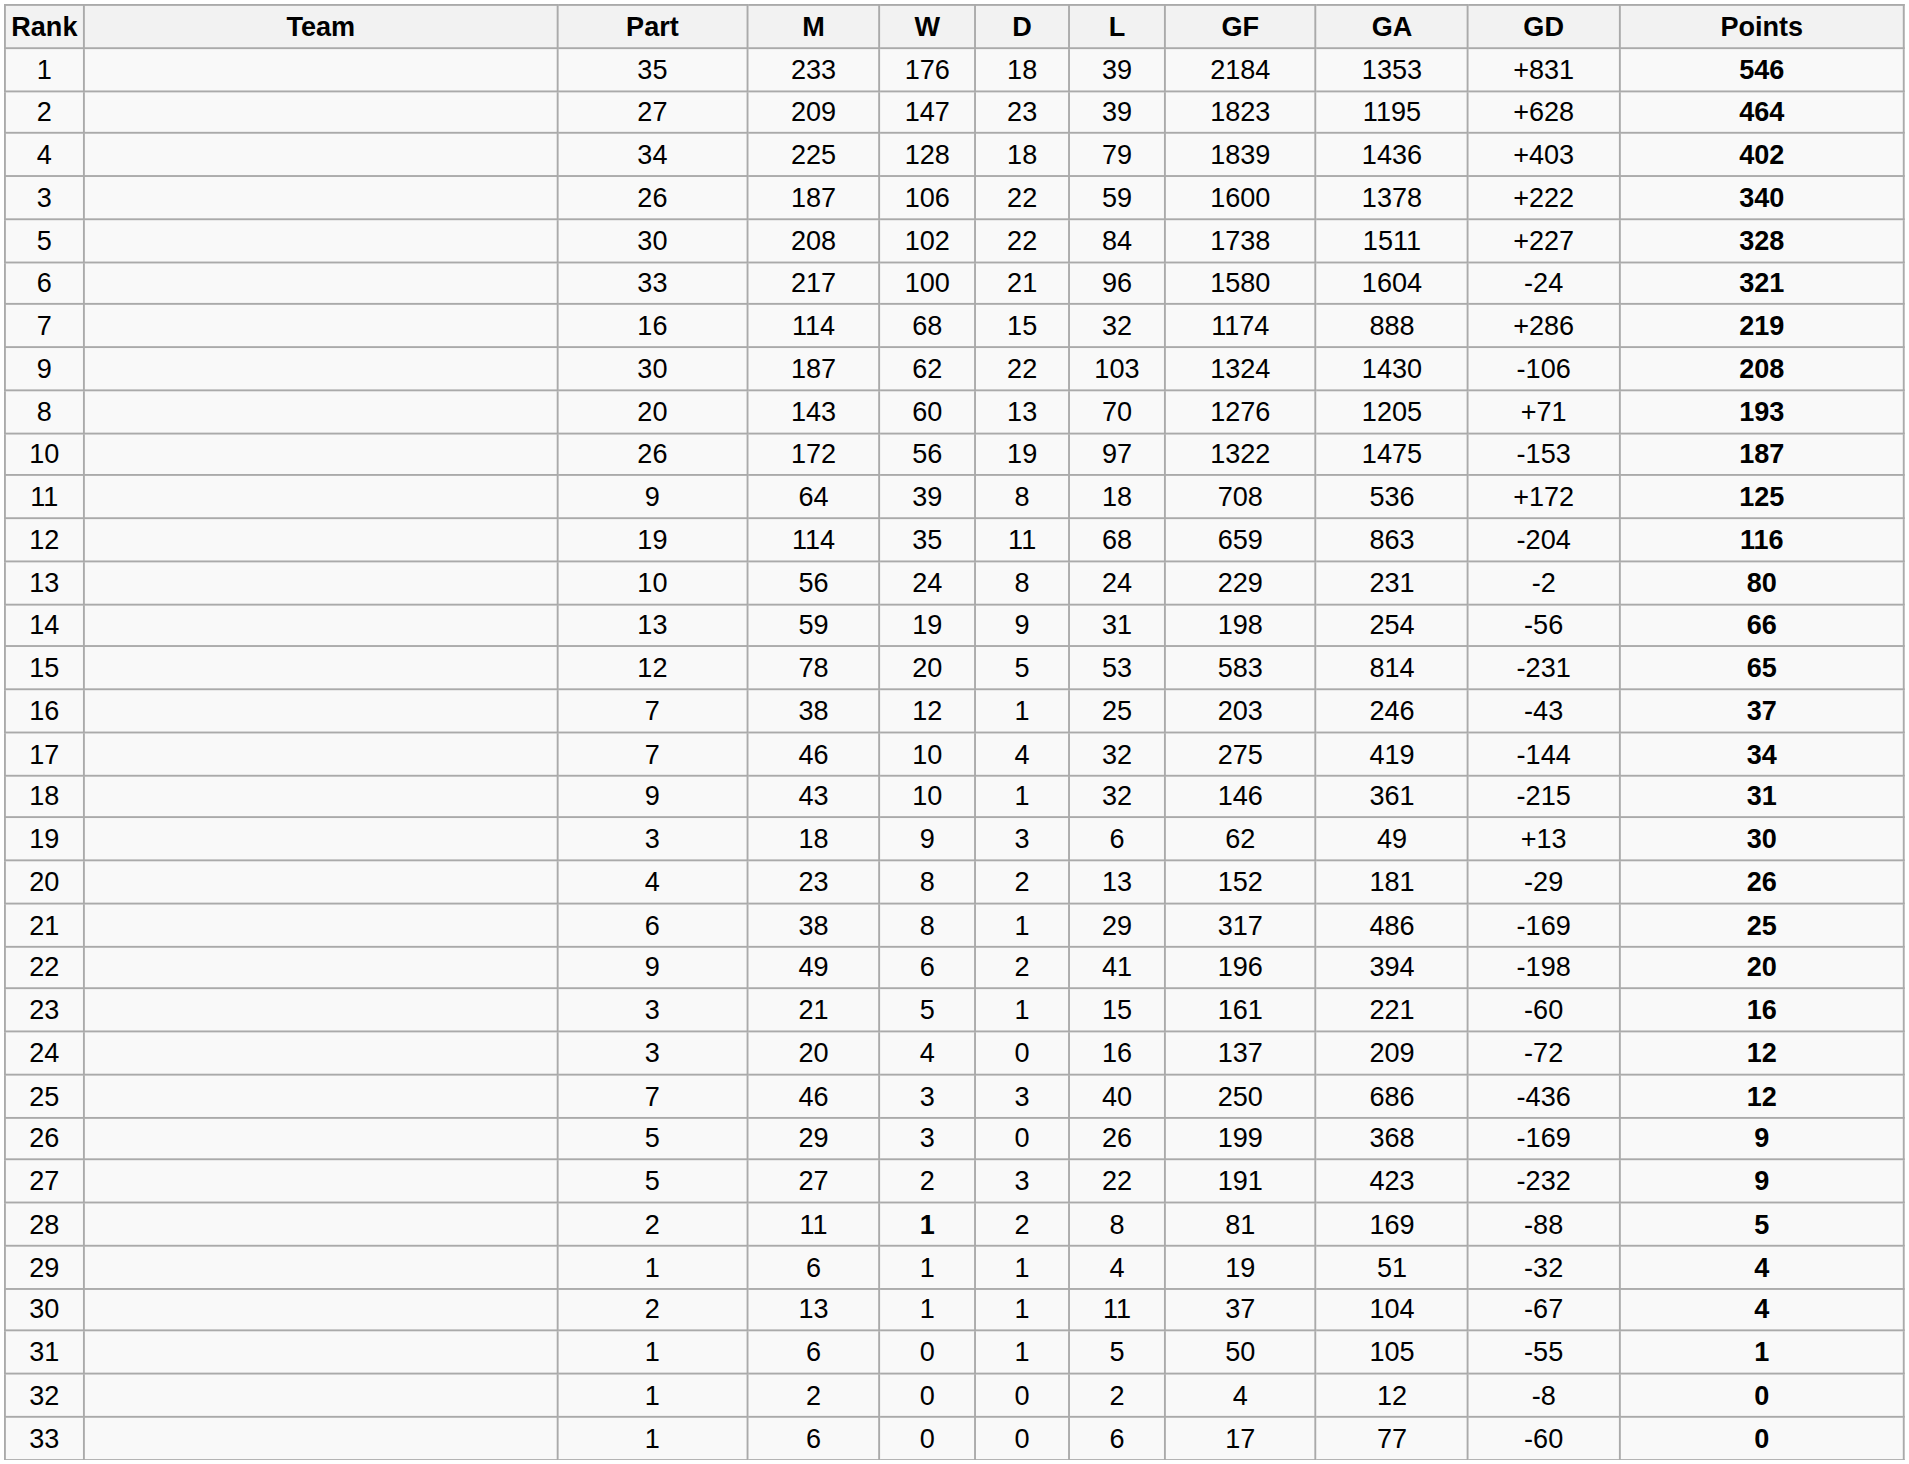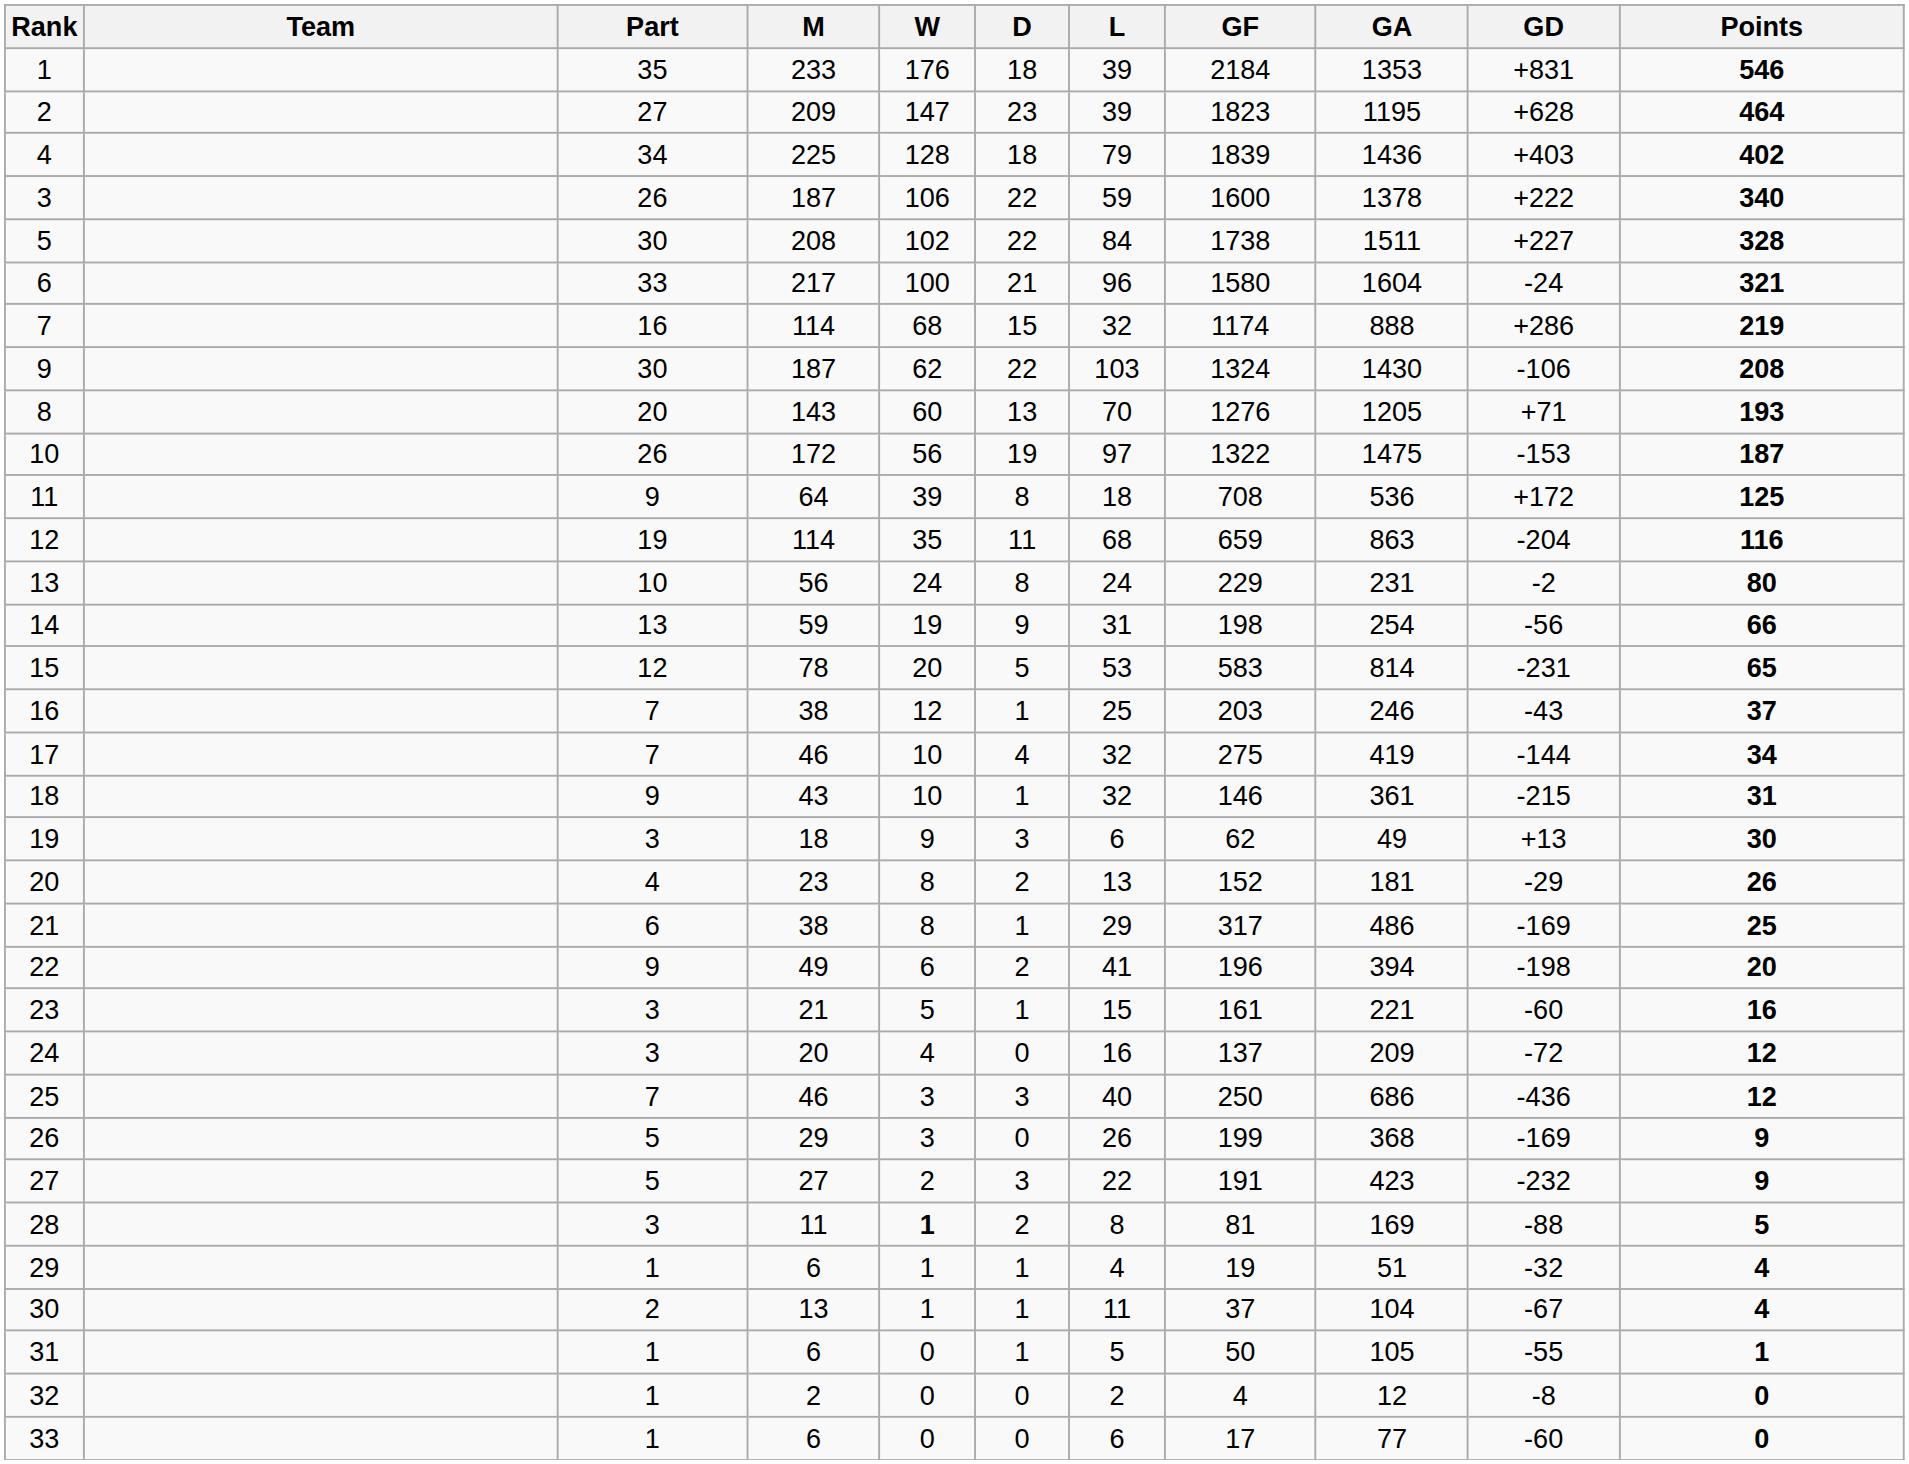(652, 1224) 2 -> (652, 1224) 3
